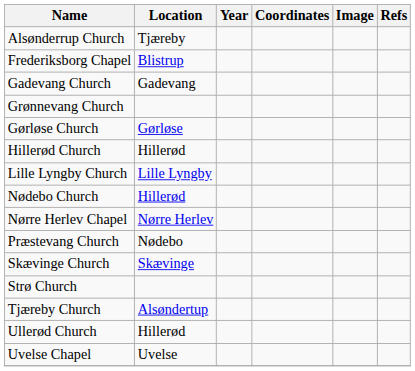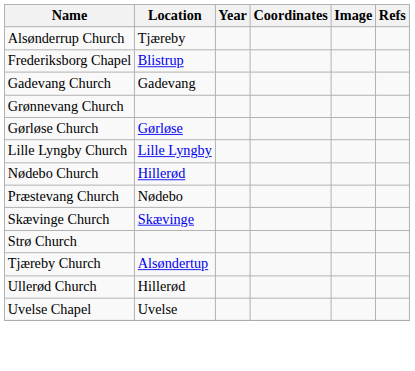- row: (54, 151)
- row: (67, 219)
